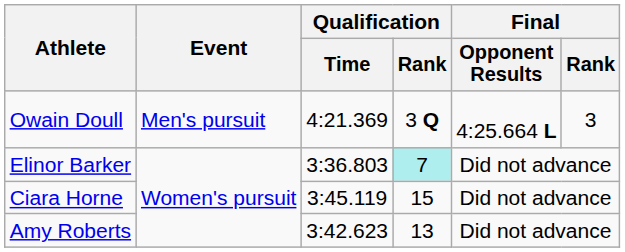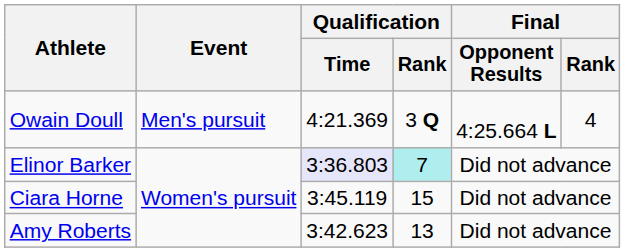(591, 120) 3 -> (591, 120) 4
(347, 165) no background -> (347, 165) lavender background
